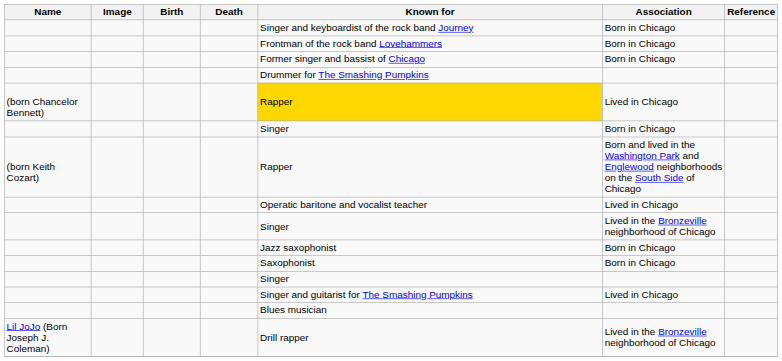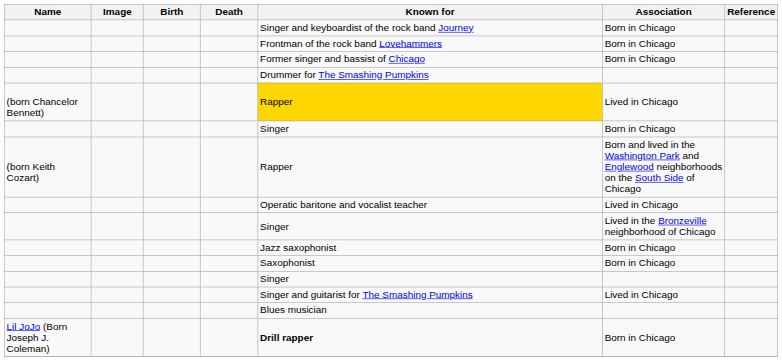(284, 337) normal -> (287, 337) bold
(660, 337) Lived in the Bronzeville neighborhood of Chicago -> (640, 337) Born in Chicago
